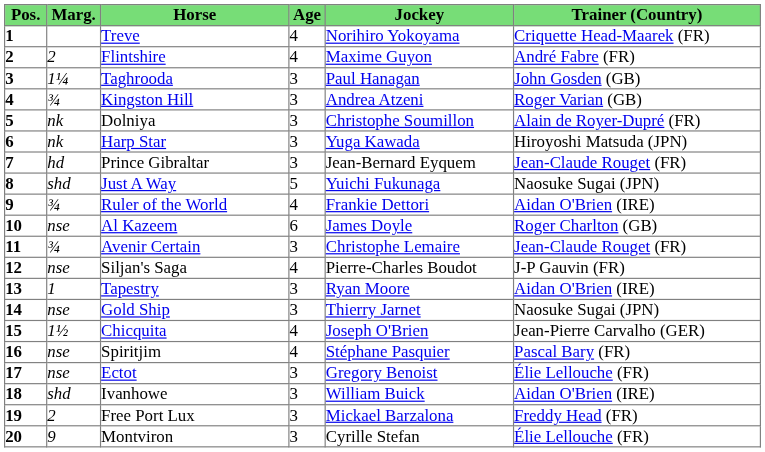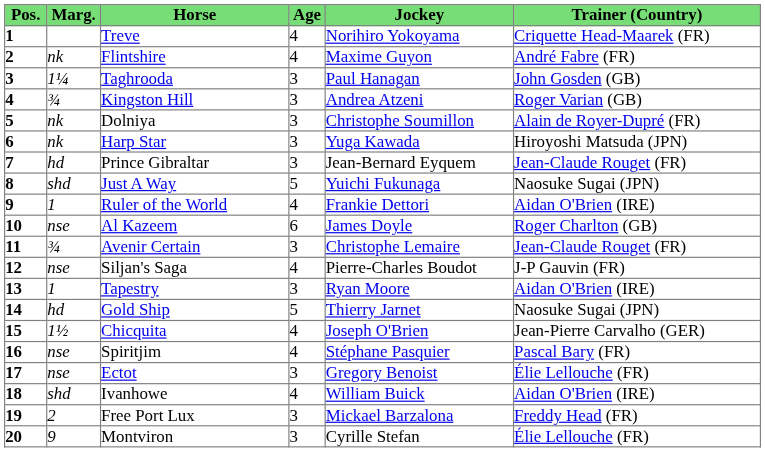(52, 57) 2 -> (55, 57) nk
(54, 204) ¾ -> (52, 204) 1
(59, 309) nse -> (56, 309) hd
(294, 309) 3 -> (294, 309) 5
(294, 394) 3 -> (294, 394) 4
